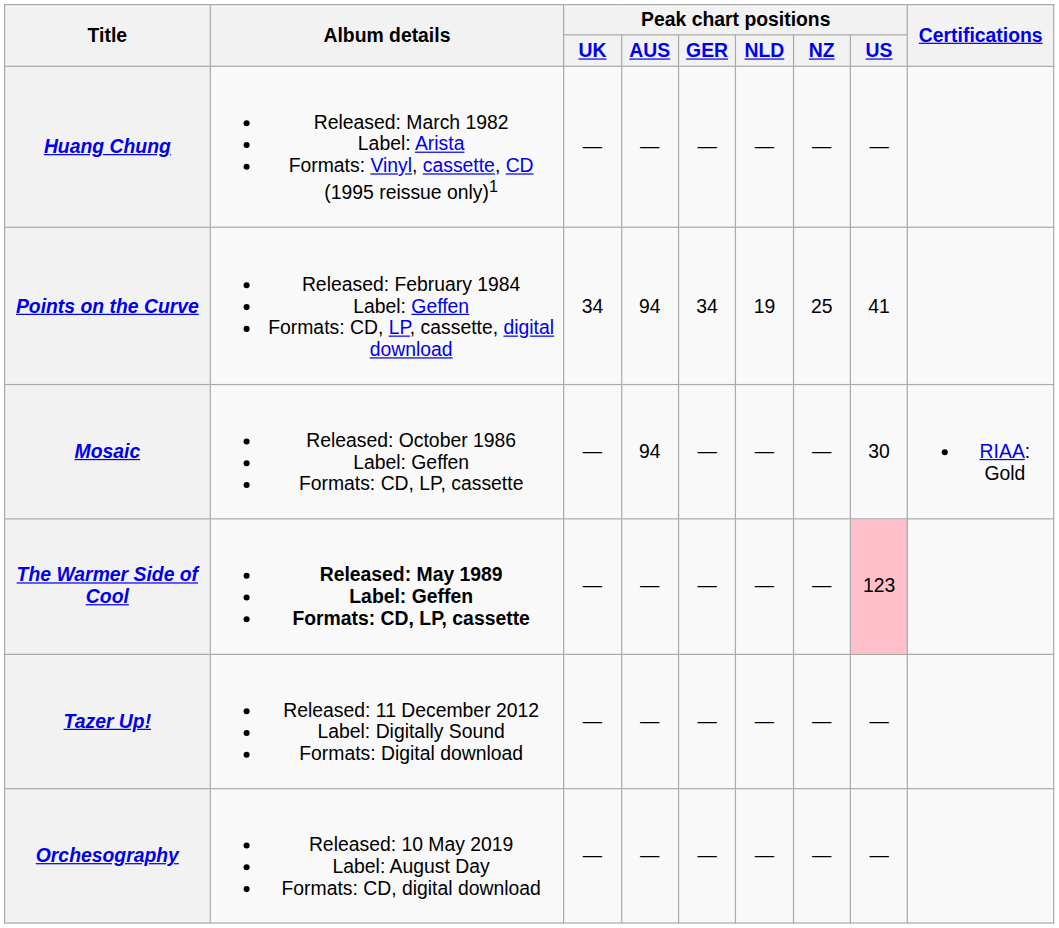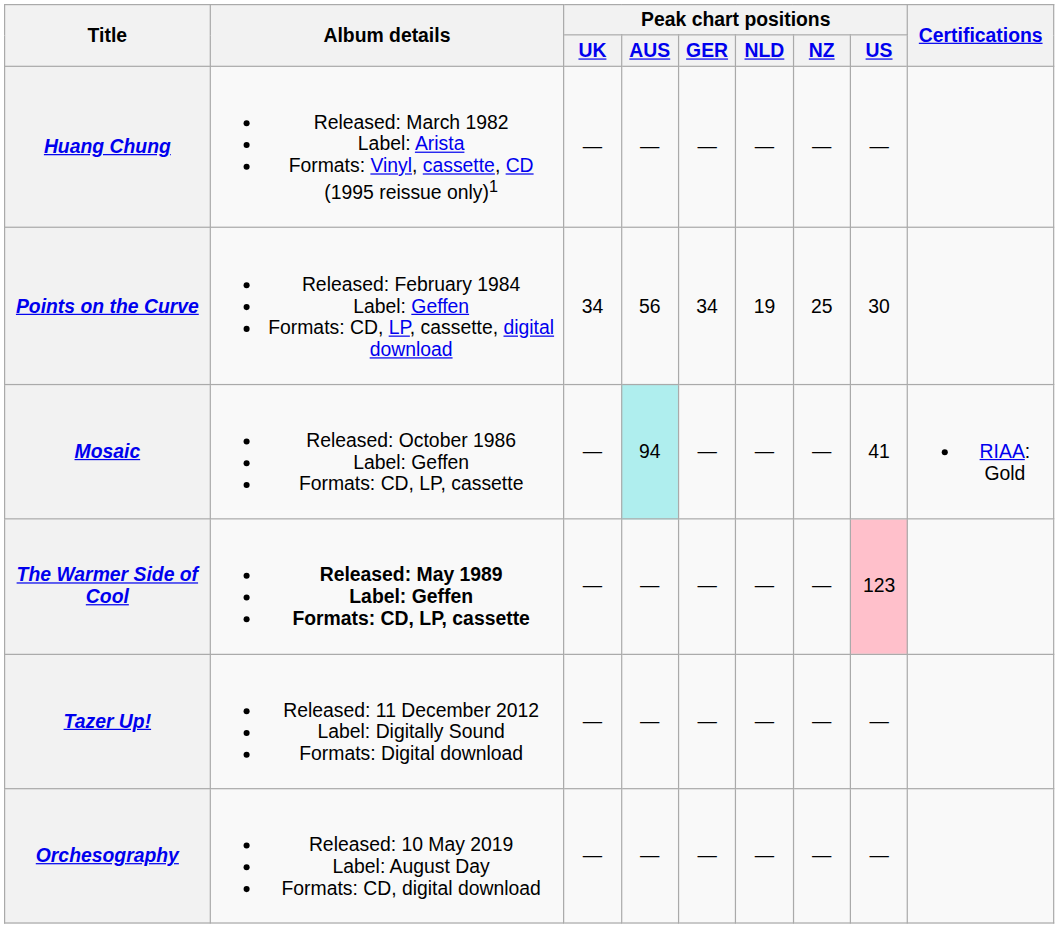(650, 305) 94 -> (650, 305) 56
(879, 305) 41 -> (879, 305) 30
(650, 451) no background -> (650, 451) paleturquoise background
(879, 451) 30 -> (879, 451) 41
